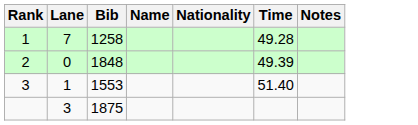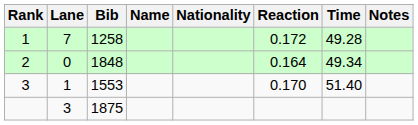+ column: (288, 16)
(276, 62) 49.39 -> (344, 62) 49.34
